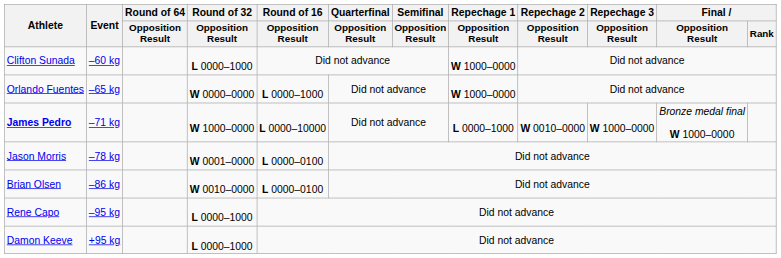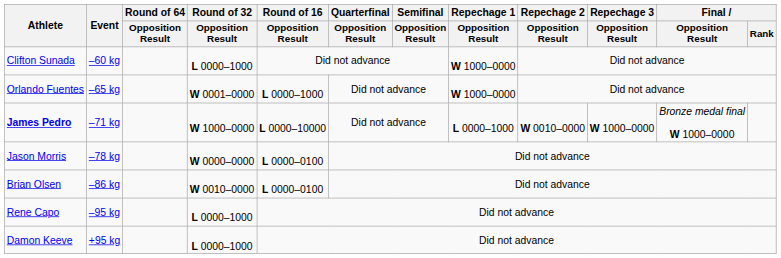(222, 95) W 0000–0000 -> (222, 95) W 0001–0000
(222, 162) W 0001–0000 -> (222, 162) W 0000–0000
